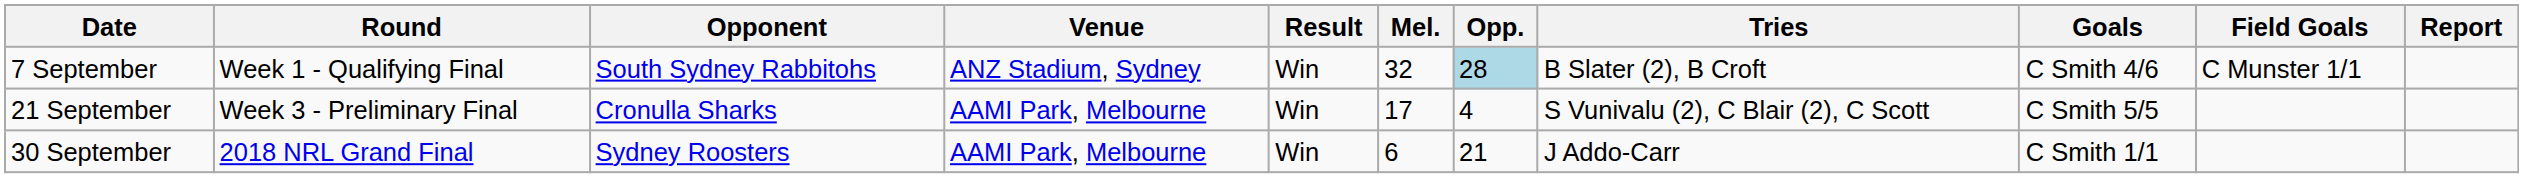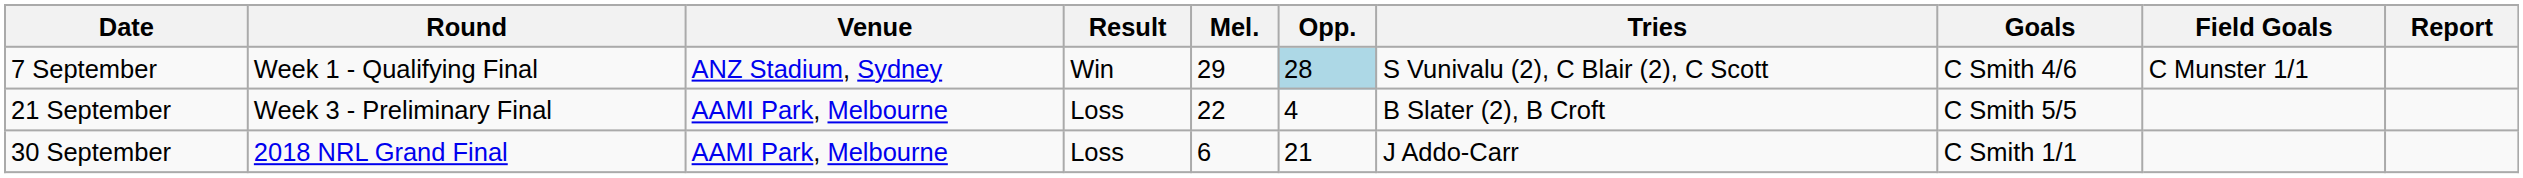- column: (767, 26)
(1398, 68) 32 -> (1211, 68) 29
(1655, 68) B Slater (2), B Croft -> (1576, 68) S Vunivalu (2), C Blair (2), C Scott
(1297, 110) Win -> (1097, 110) Loss
(1398, 110) 17 -> (1211, 110) 22
(1737, 110) S Vunivalu (2), C Blair (2), C Scott -> (1494, 110) B Slater (2), B Croft
(1297, 152) Win -> (1097, 152) Loss
